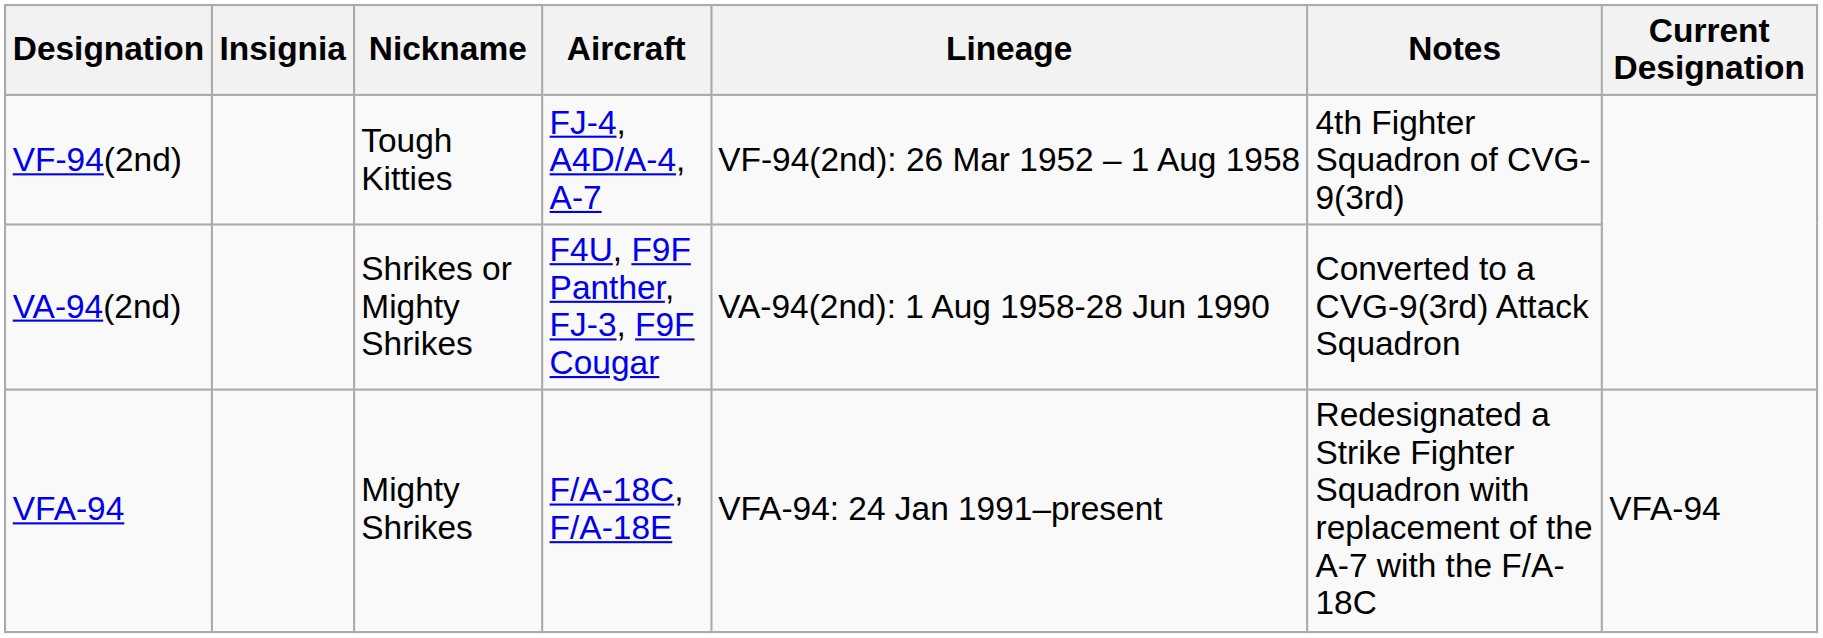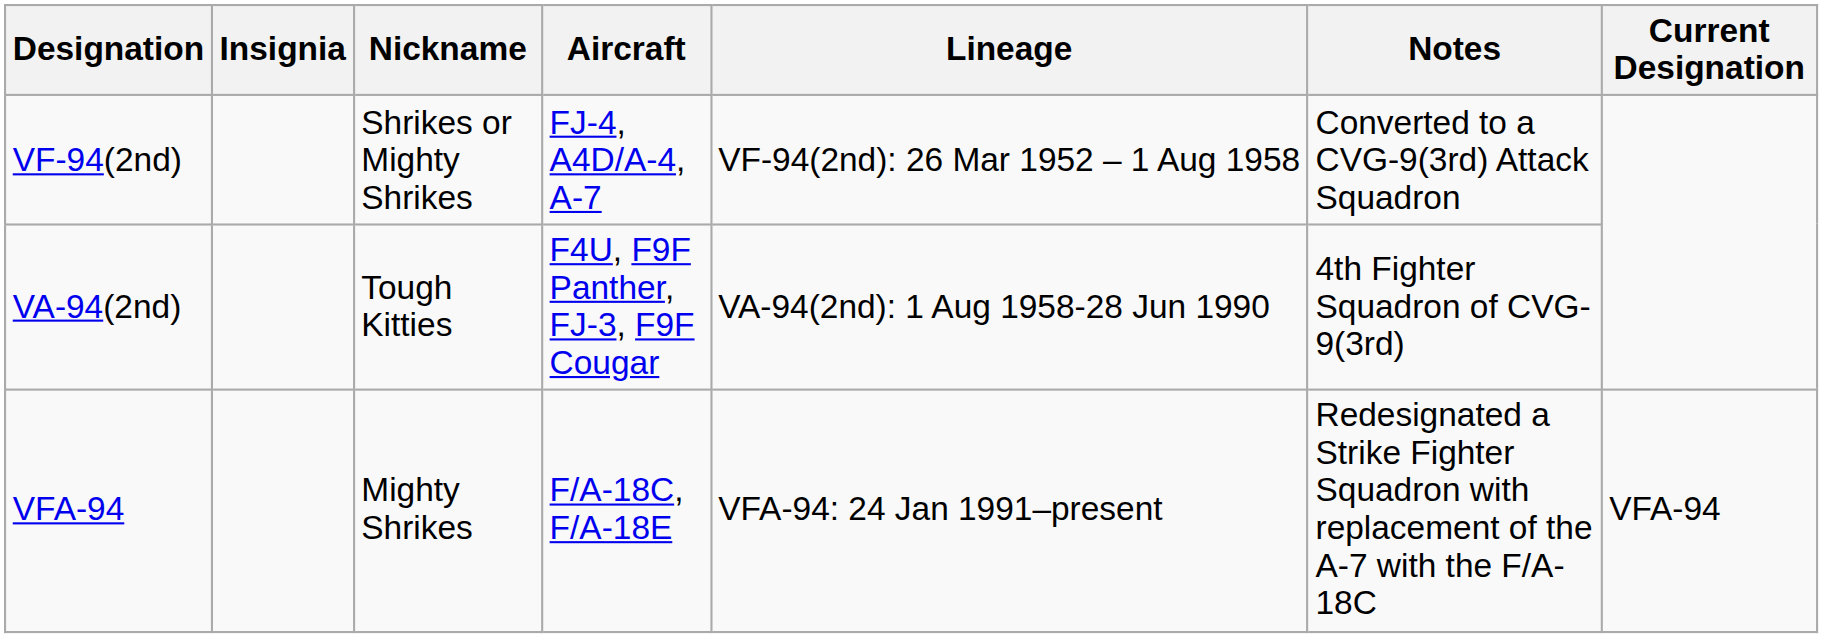(407, 159) Tough Kitties -> (437, 159) Shrikes or Mighty Shrikes
(1453, 159) 4th Fighter Squadron of CVG-9(3rd) -> (1452, 159) Converted to a CVG-9(3rd) Attack Squadron
(437, 306) Shrikes or Mighty Shrikes -> (407, 306) Tough Kitties
(1452, 306) Converted to a CVG-9(3rd) Attack Squadron -> (1453, 306) 4th Fighter Squadron of CVG-9(3rd)
